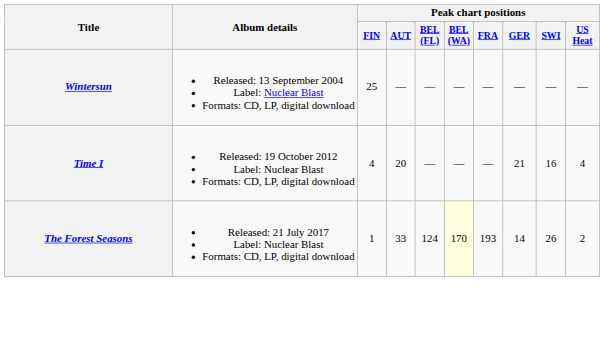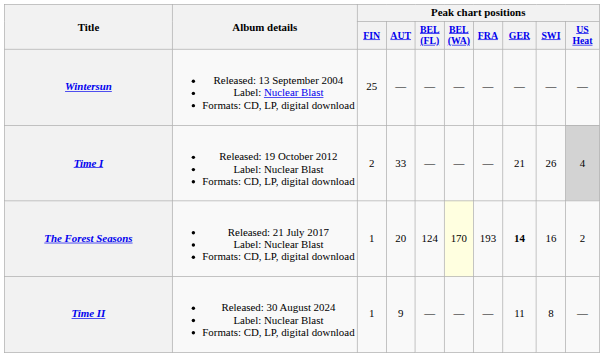(372, 163) 4 -> (372, 163) 2
(401, 163) 20 -> (401, 163) 33
(551, 163) 16 -> (551, 163) 26
(582, 163) no background -> (582, 163) lightgrey background
(401, 238) 33 -> (401, 238) 20
(519, 238) normal -> (519, 238) bold
(551, 238) 26 -> (551, 238) 16
+ row: (88, 314)
